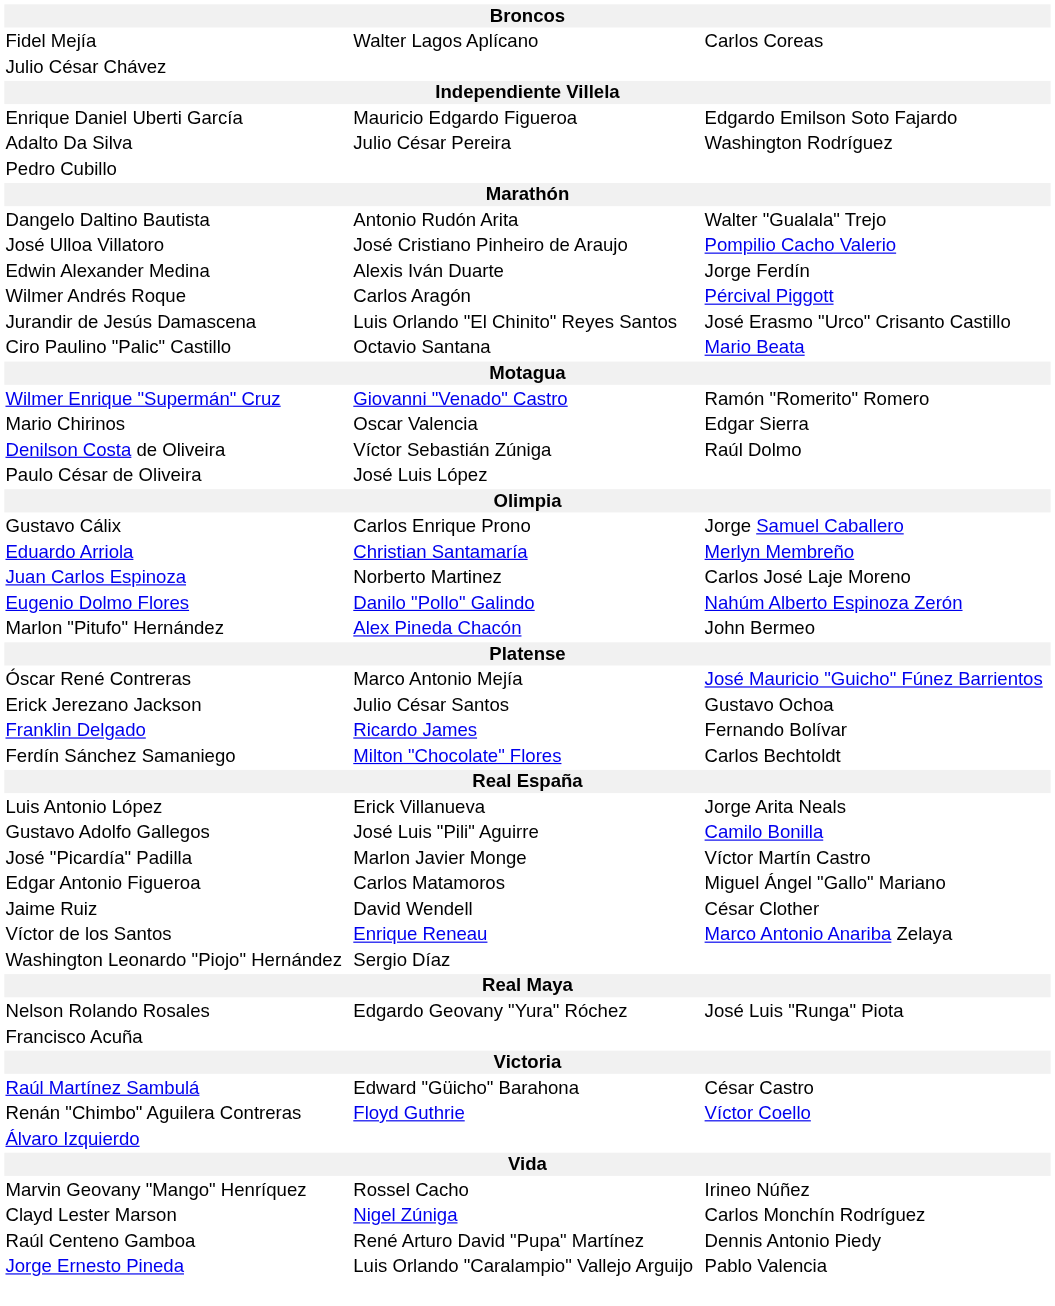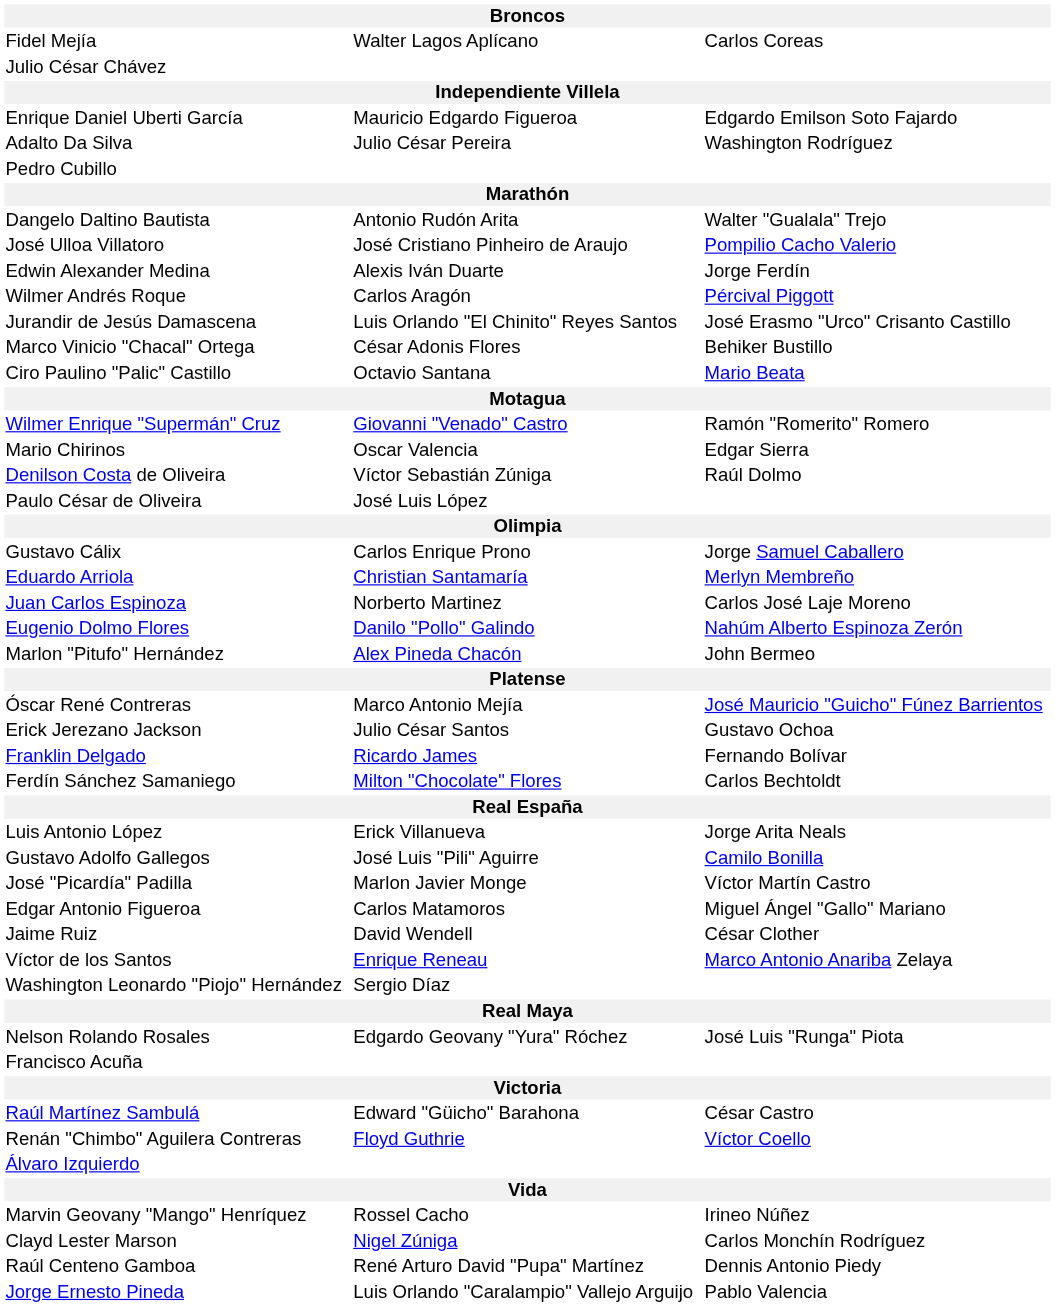+ row: (130, 347)
